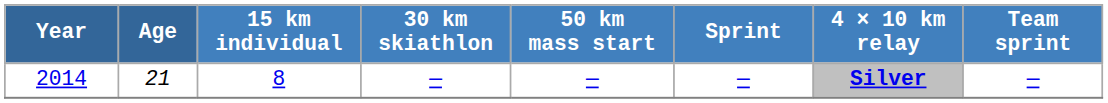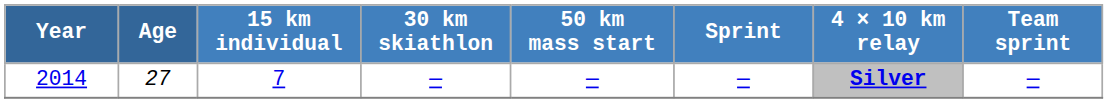(158, 81) 21 -> (158, 81) 27
(279, 81) 8 -> (279, 81) 7
